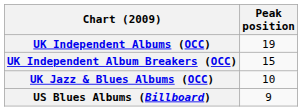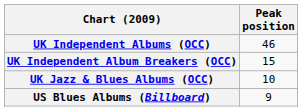(269, 44) 19 -> (269, 44) 46
